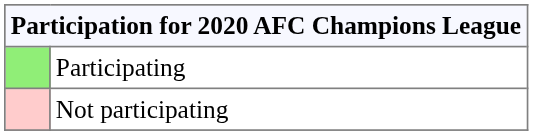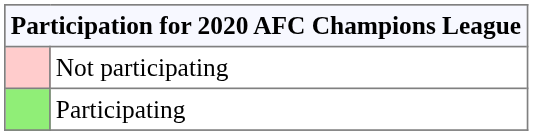rows swapped: (121, 67) <-> (142, 108)
